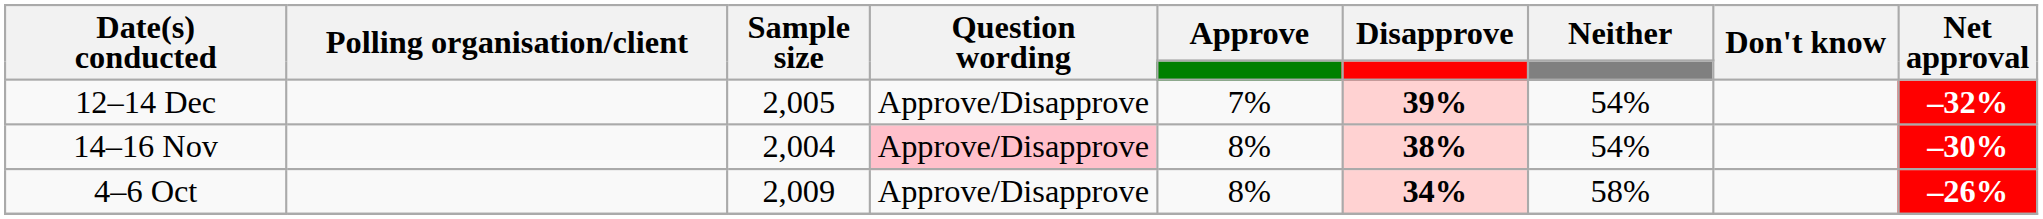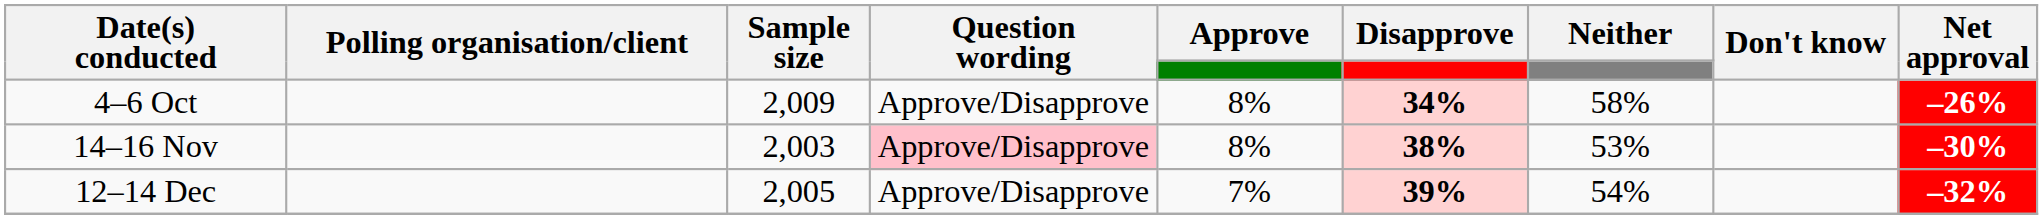rows swapped: (146, 101) <-> (146, 191)
(799, 146) 2,004 -> (799, 146) 2,003
(1620, 146) 54% -> (1620, 146) 53%
